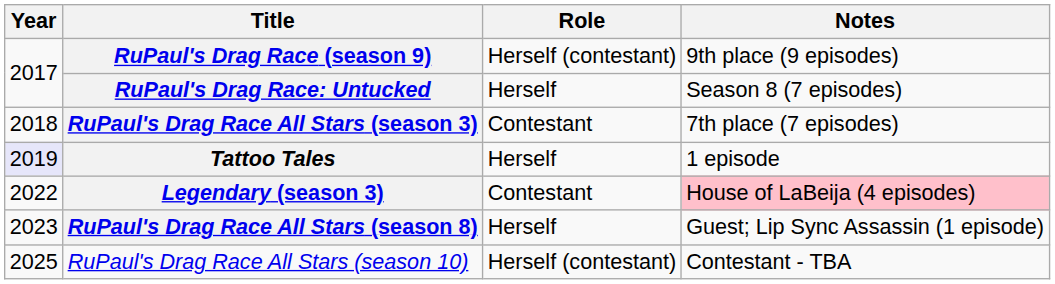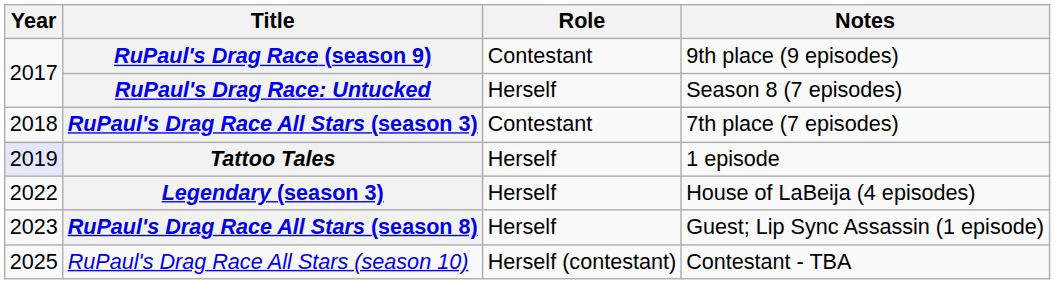(582, 55) Herself (contestant) -> (540, 55) Contestant
(540, 192) Contestant -> (522, 192) Herself
(831, 192) pink background -> (831, 192) no background
